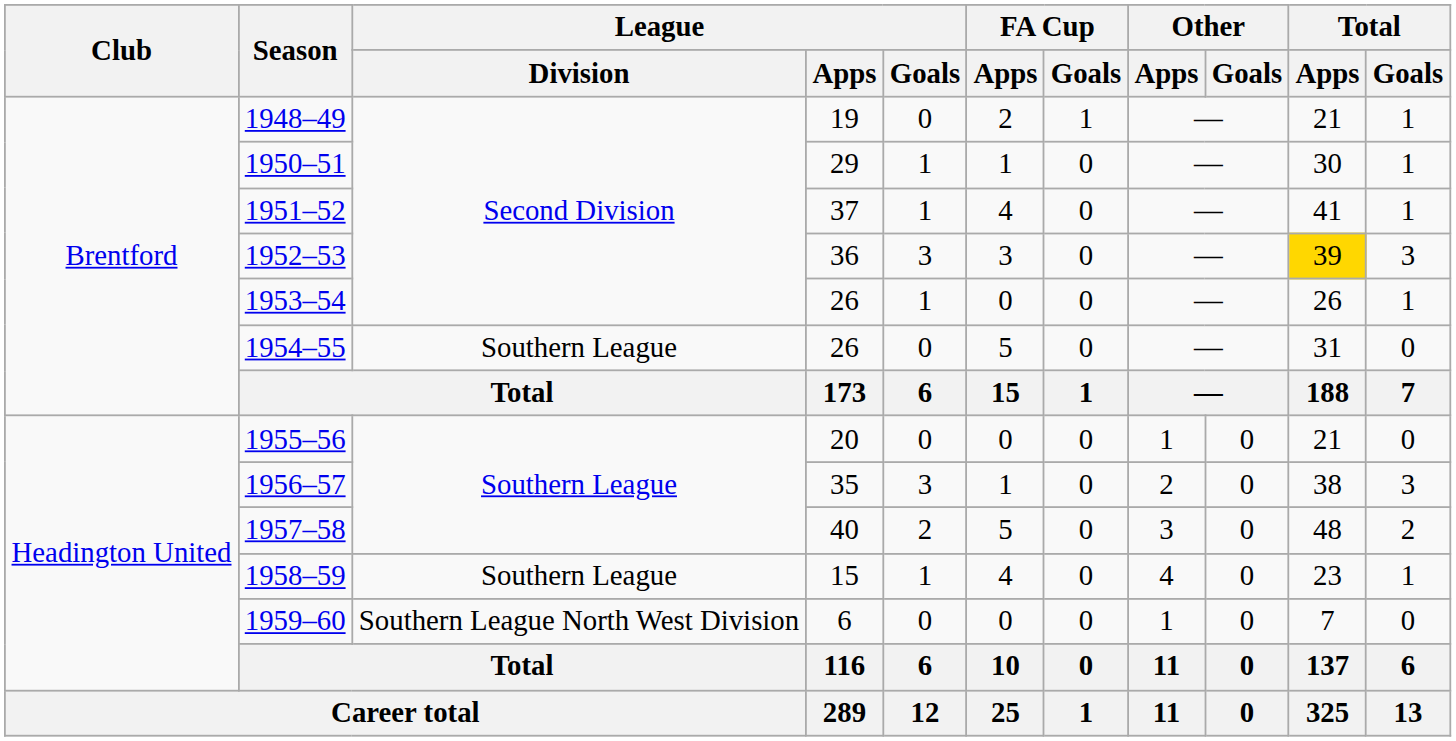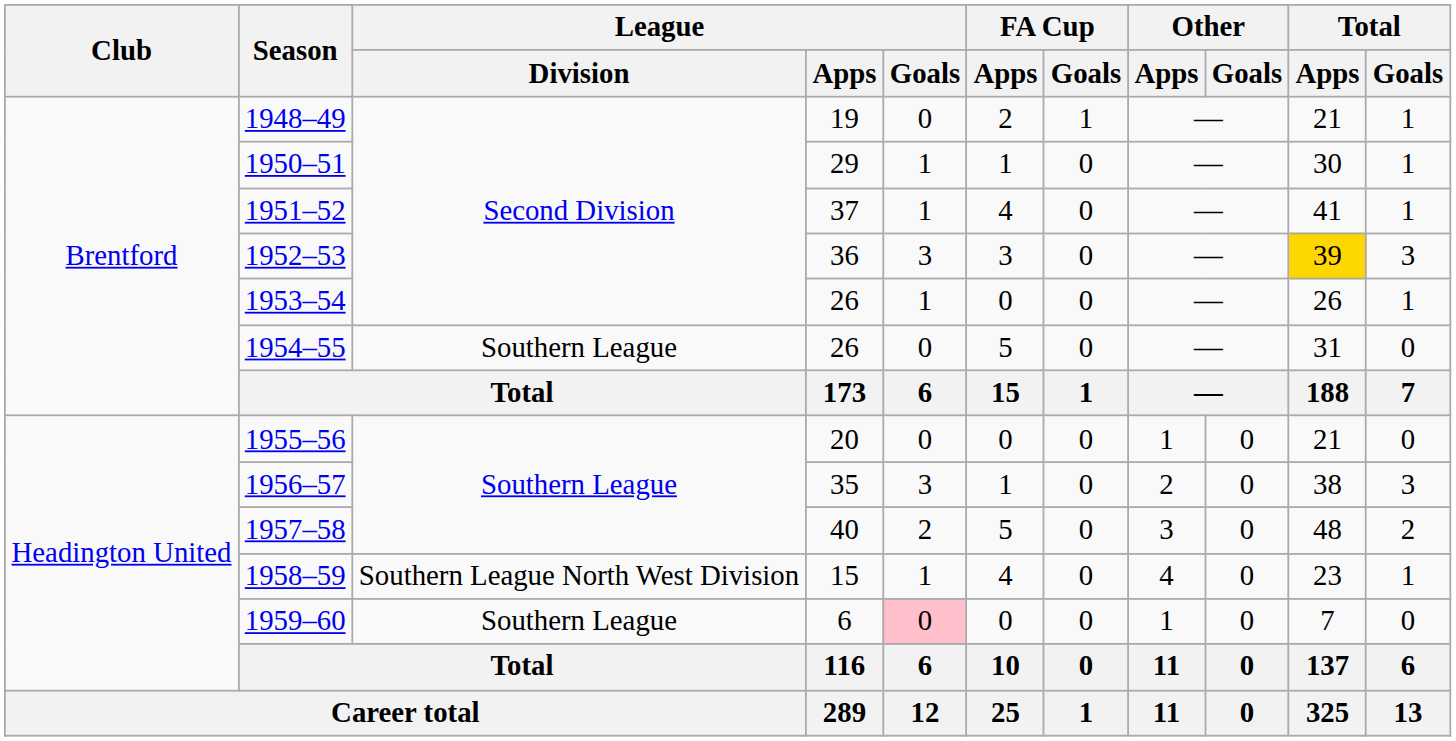(579, 575) Southern League -> (579, 575) Southern League North West Division
(579, 621) Southern League North West Division -> (579, 621) Southern League
(925, 621) no background -> (925, 621) pink background
